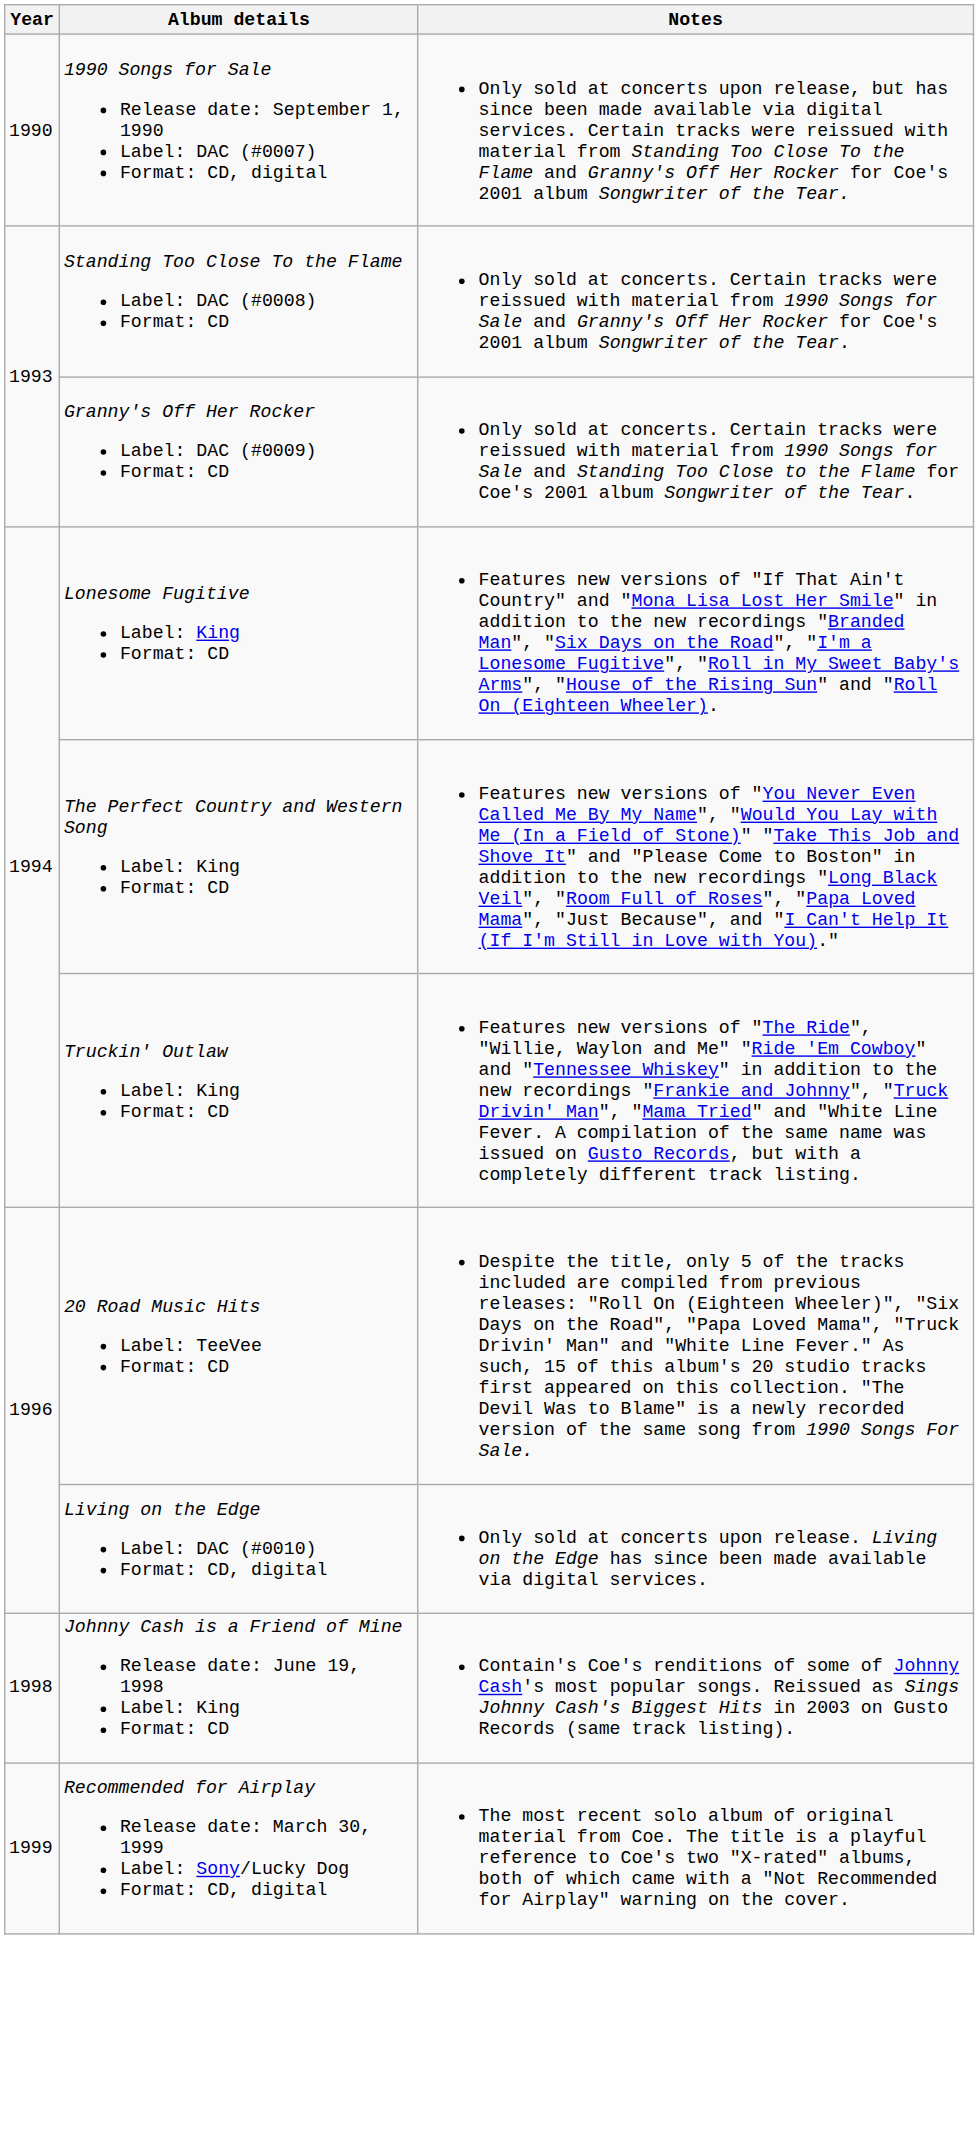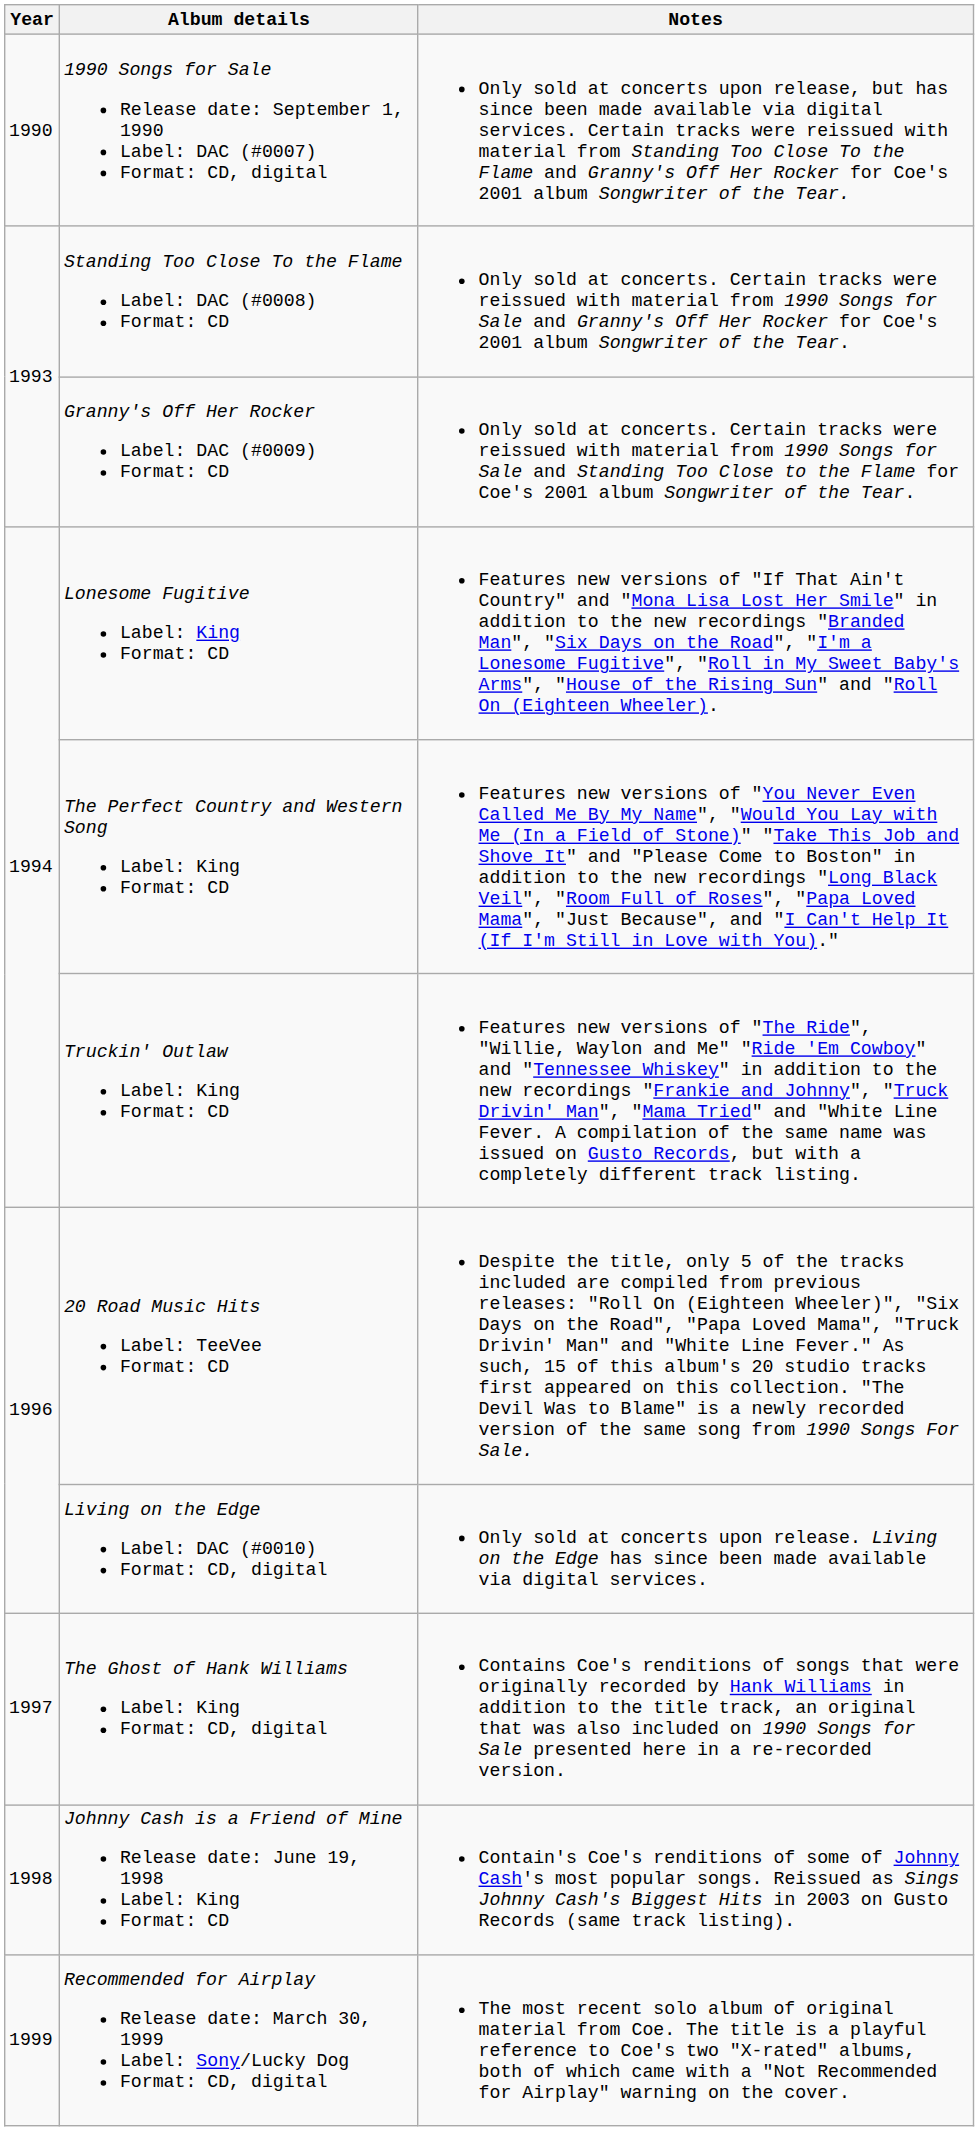+ row: (239, 1700)
